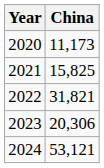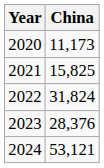(72, 96) 31,821 -> (72, 96) 31,824
(72, 123) 20,306 -> (72, 123) 28,376
